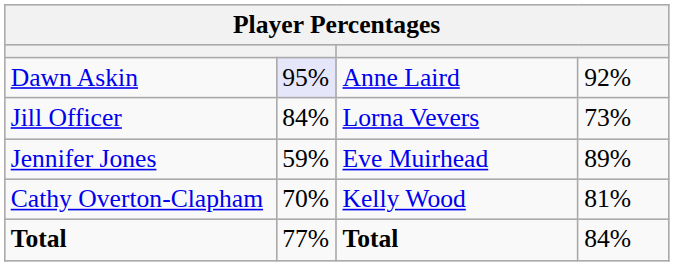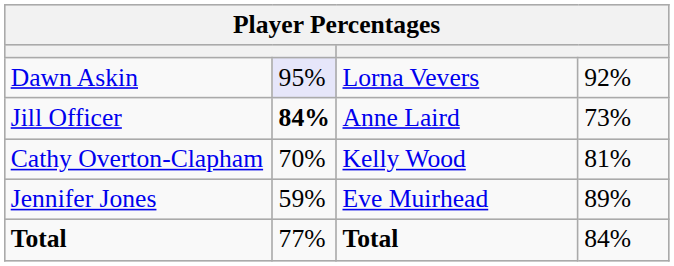(401, 77) Anne Laird -> (411, 77) Lorna Vevers
(306, 117) normal -> (304, 117) bold
(411, 117) Lorna Vevers -> (401, 117) Anne Laird
rows swapped: (137, 198) <-> (84, 158)
